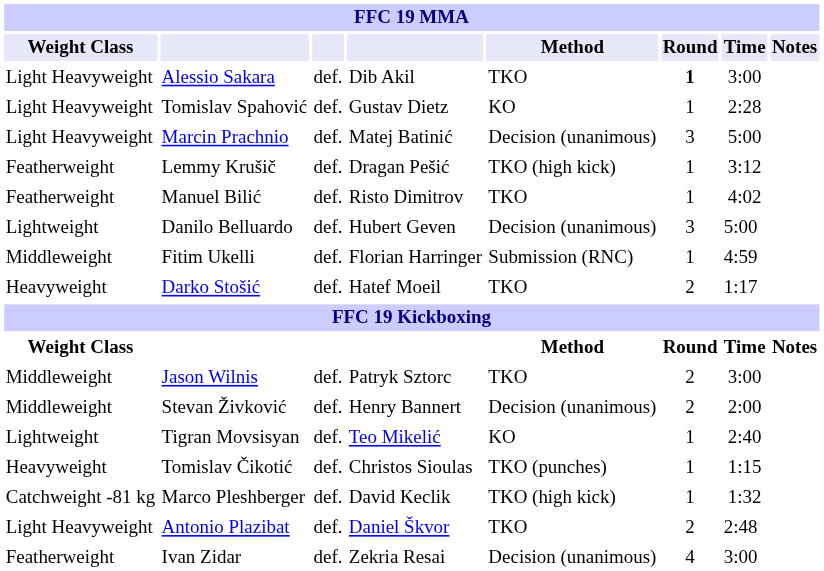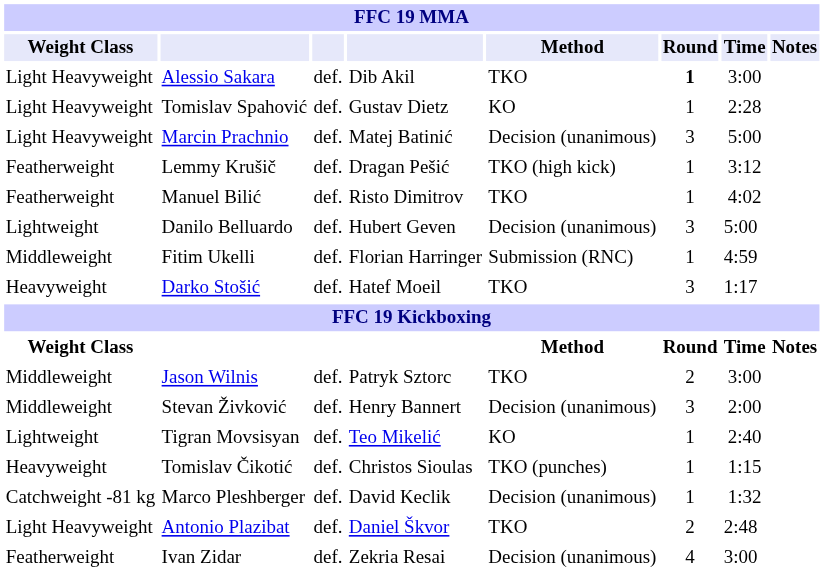(690, 287) 2 -> (690, 287) 3
(690, 407) 2 -> (690, 407) 3
(552, 497) TKO (high kick) -> (572, 497) Decision (unanimous)
